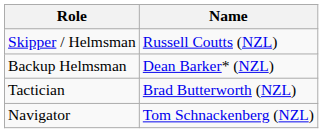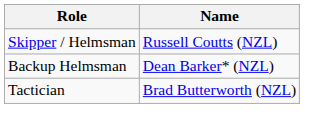- row: (39, 115)
